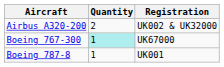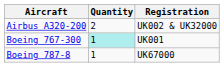(156, 40) UK67000 -> (151, 40) UK001
(151, 55) UK001 -> (156, 55) UK67000
